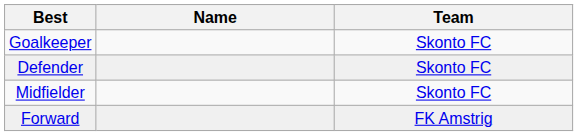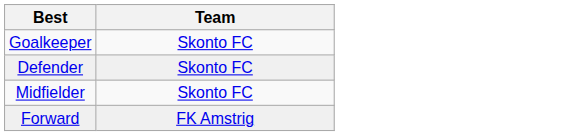- column: (215, 17)
